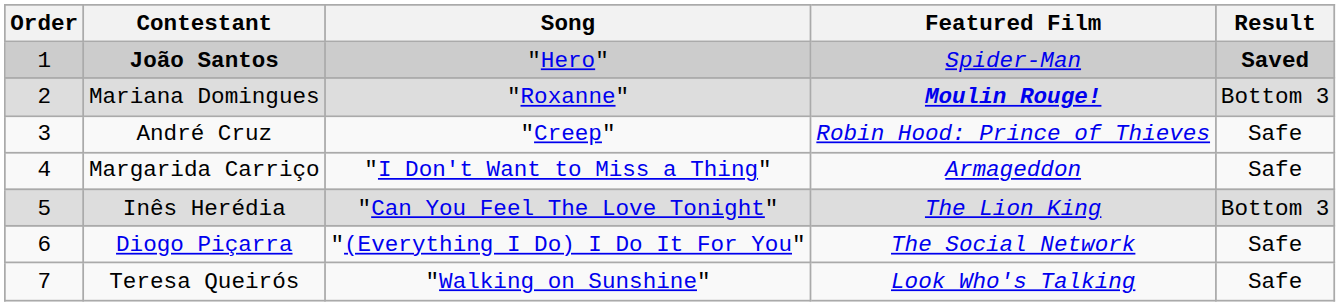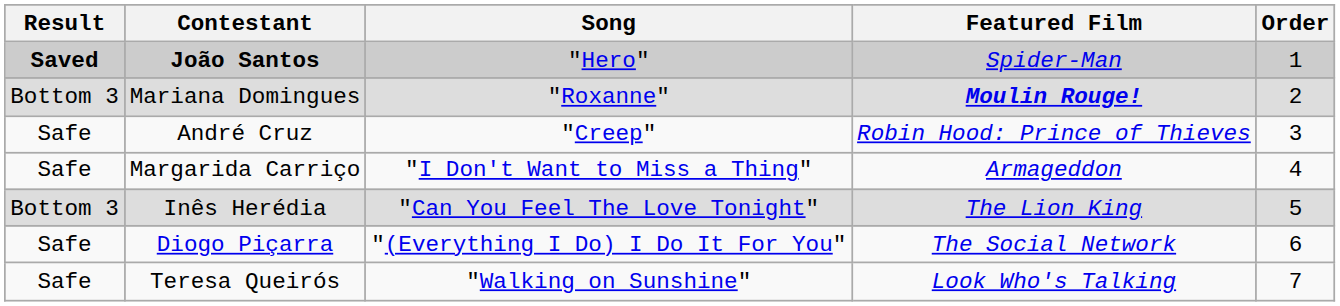columns swapped: (44, 23) <-> (1275, 23)
